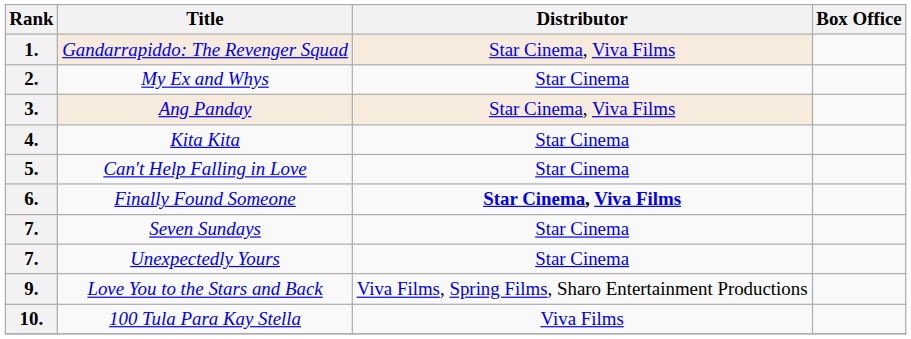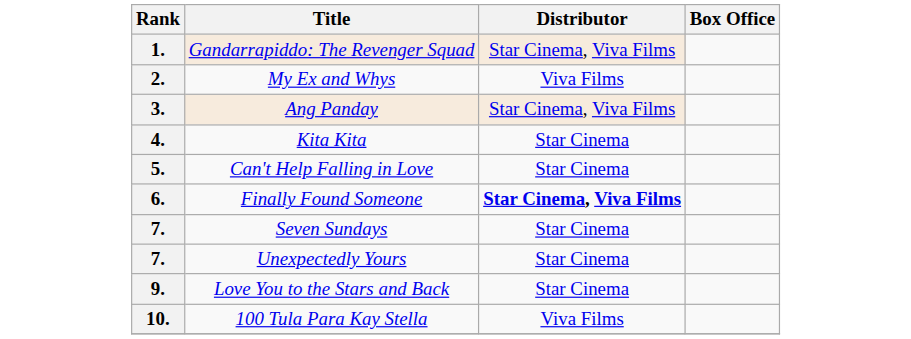(582, 79) Star Cinema -> (582, 79) Viva Films
(582, 288) Viva Films, Spring Films, Sharo Entertainment Productions -> (582, 288) Star Cinema
